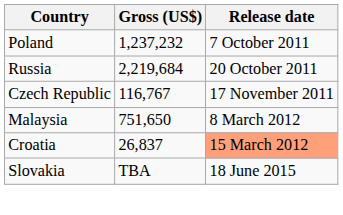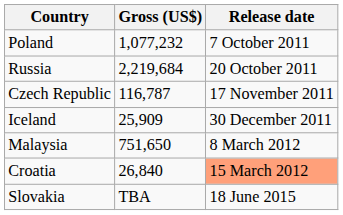(151, 42) 1,237,232 -> (151, 42) 1,077,232
(144, 94) 116,767 -> (144, 94) 116,787
+ row: (32, 119)
(141, 145) 26,837 -> (141, 171) 26,840
